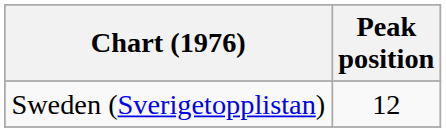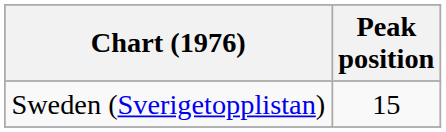(386, 103) 12 -> (386, 103) 15
